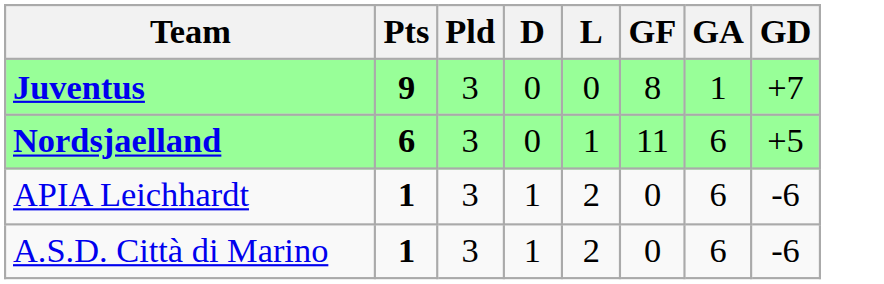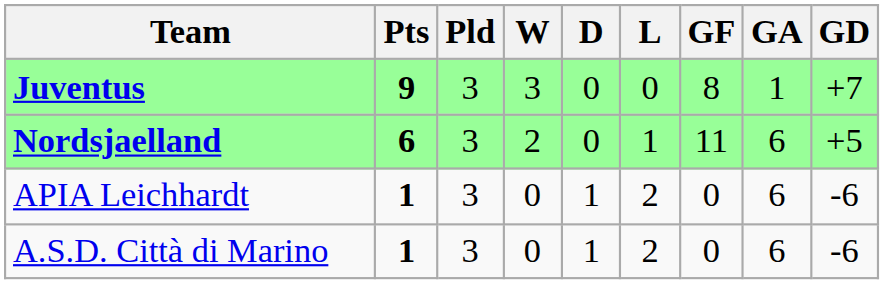+ column: (532, 31)
